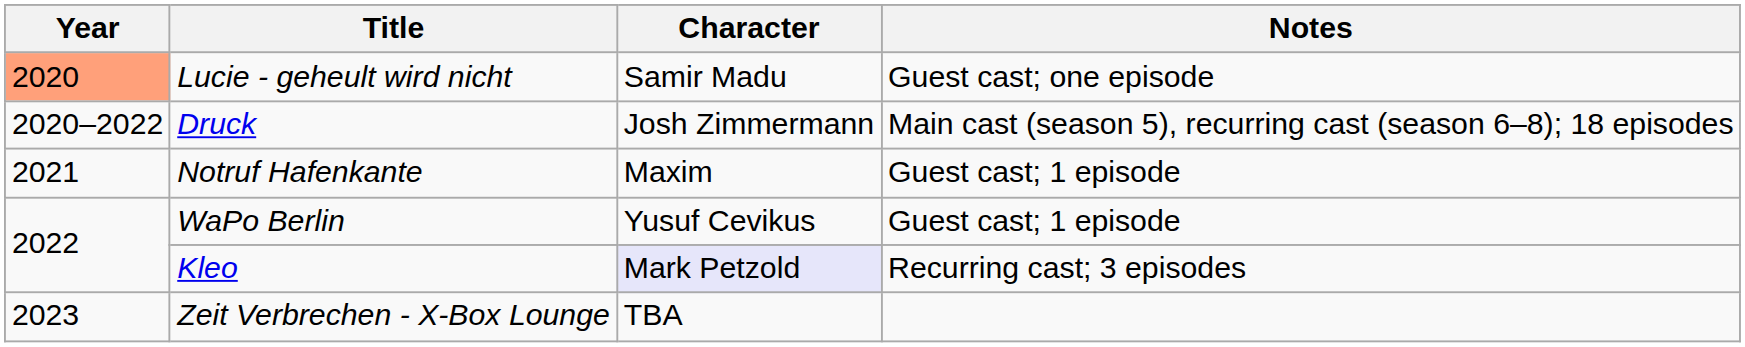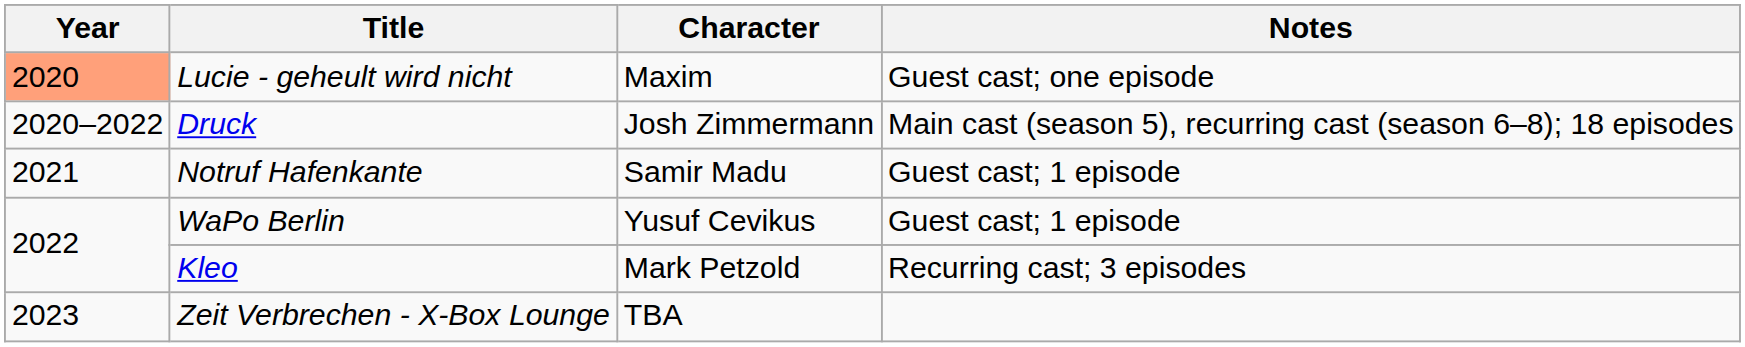(705, 76) Samir Madu -> (668, 76) Maxim
(668, 172) Maxim -> (705, 172) Samir Madu
(712, 268) lavender background -> (712, 268) no background
